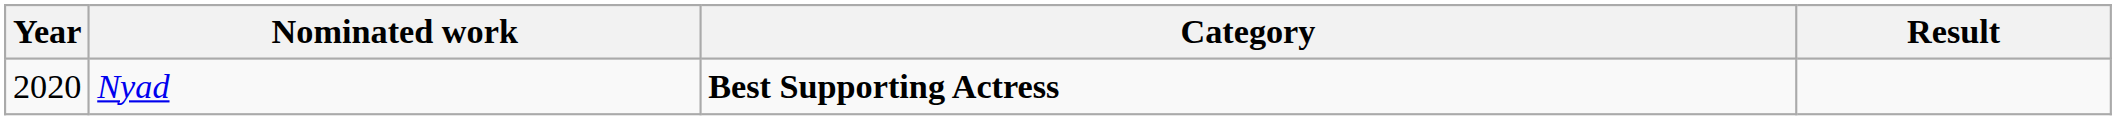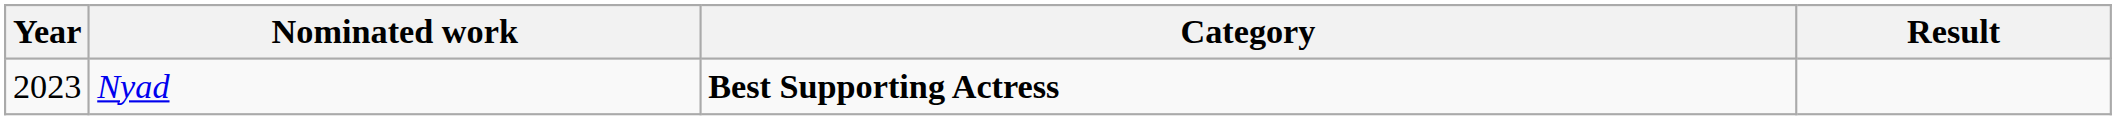(47, 85) 2020 -> (47, 85) 2023
